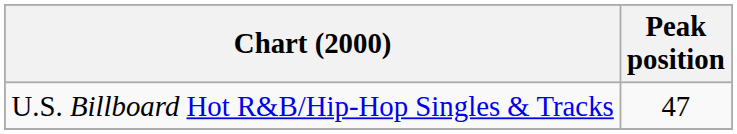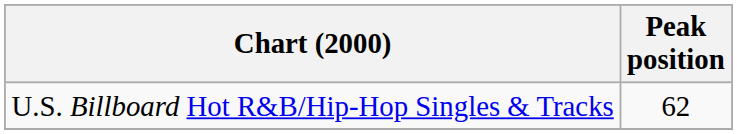(676, 105) 47 -> (676, 105) 62
